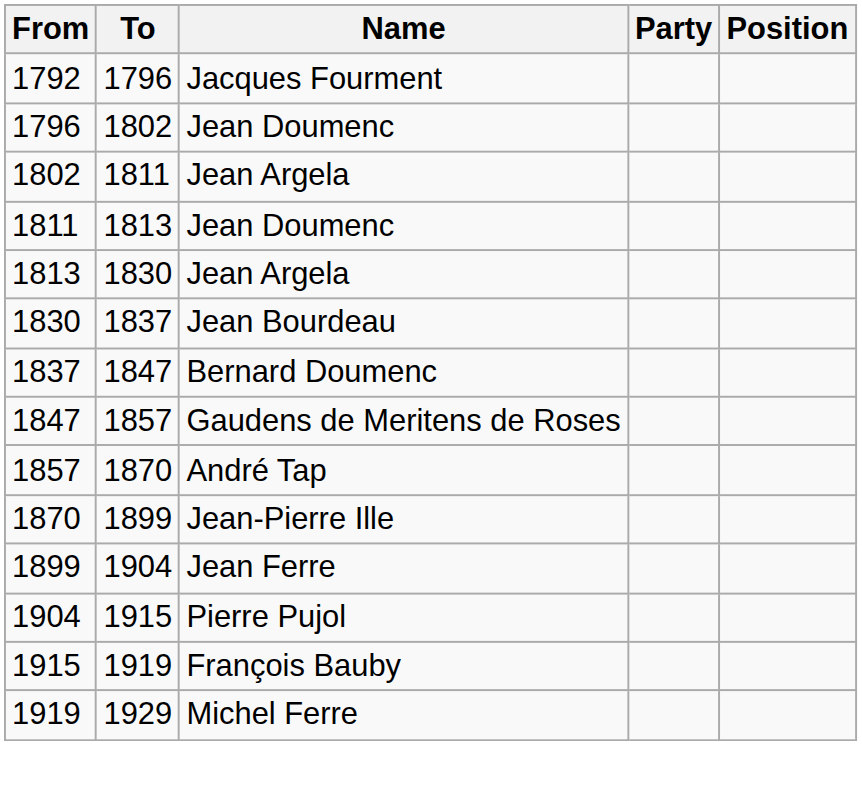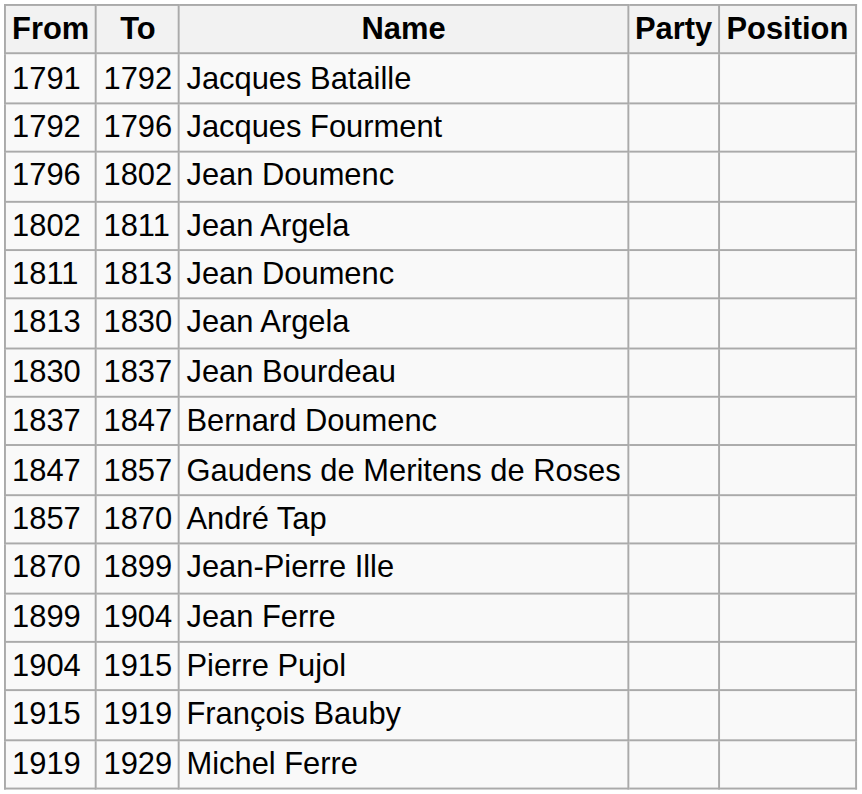+ row: (46, 77)
